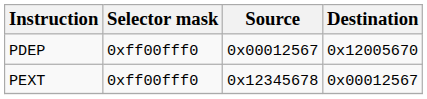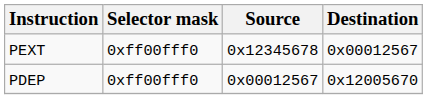rows swapped: (27, 81) <-> (27, 51)
